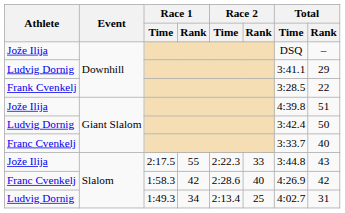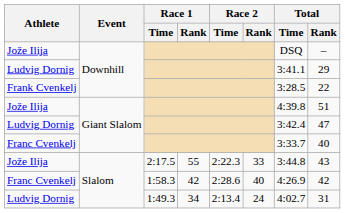(324, 125) 50 -> (324, 125) 47
(259, 199) 25 -> (259, 199) 24
